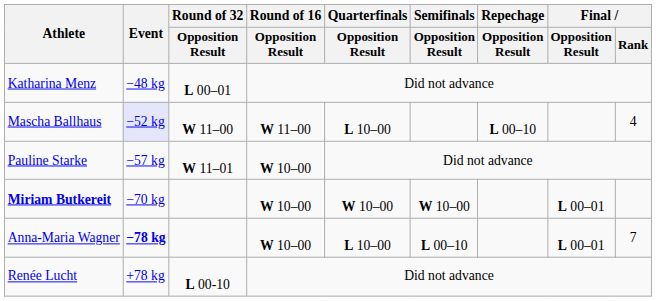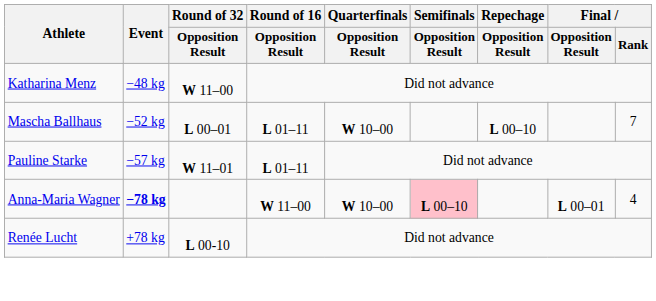(208, 91) L 00–01 -> (208, 91) W 11–00
(145, 122) lavender background -> (145, 122) no background
(208, 130) W 11–00 -> (208, 130) L 00–01
(286, 130) W 11–00 -> (286, 130) L 01–11
(368, 130) L 10–00 -> (368, 130) W 10–00
(633, 122) 4 -> (633, 122) 7
(286, 168) W 10–00 -> (286, 168) L 01–11
- row: (59, 199)
(286, 246) W 10–00 -> (286, 207) W 11–00
(368, 246) L 10–00 -> (368, 207) W 10–00
(444, 246) no background -> (444, 207) pink background
(633, 238) 7 -> (633, 199) 4
